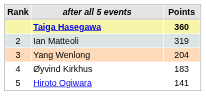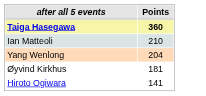- column: (18, 12)
(182, 41) 319 -> (156, 41) 210
(182, 69) 183 -> (156, 69) 181
